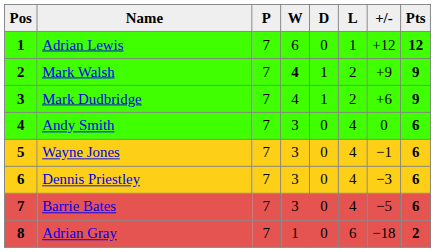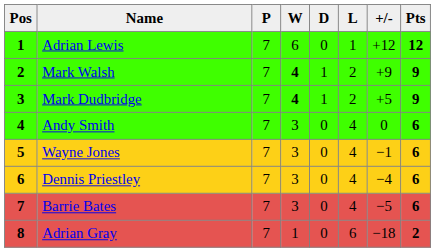(295, 98) normal -> (295, 98) bold
(384, 98) +6 -> (384, 98) +5
(384, 179) −3 -> (384, 179) −4
